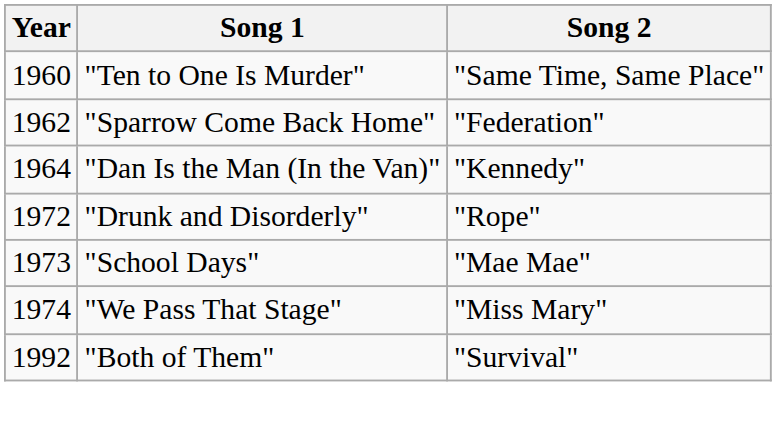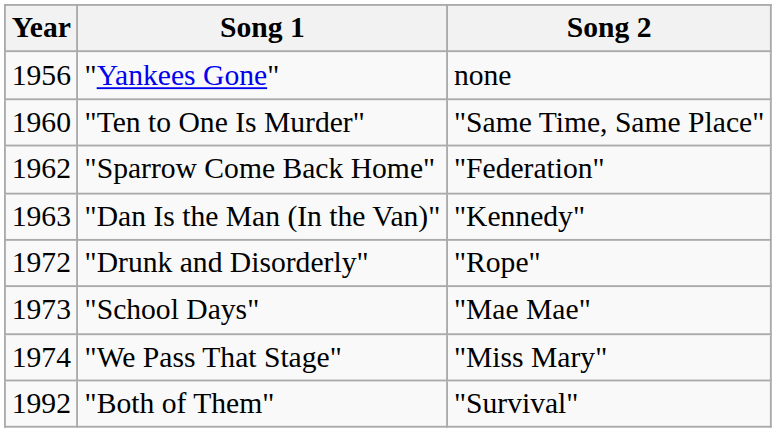+ row: (182, 74)
(41, 168) 1964 -> (41, 215) 1963
